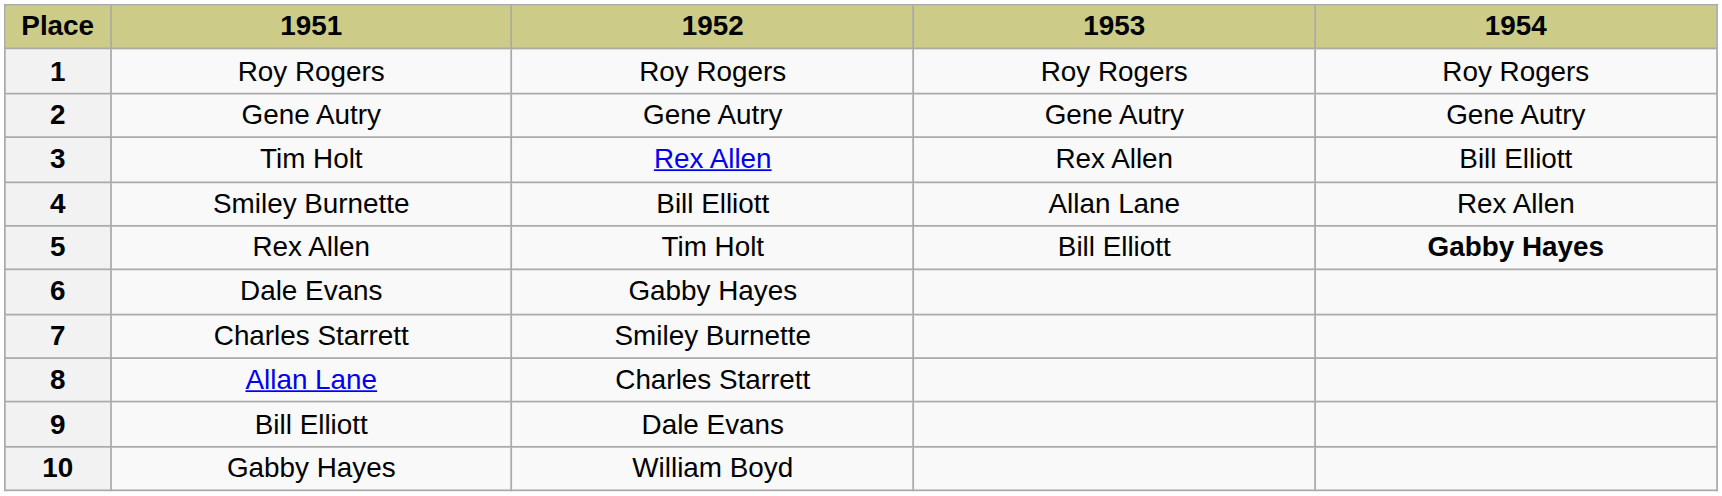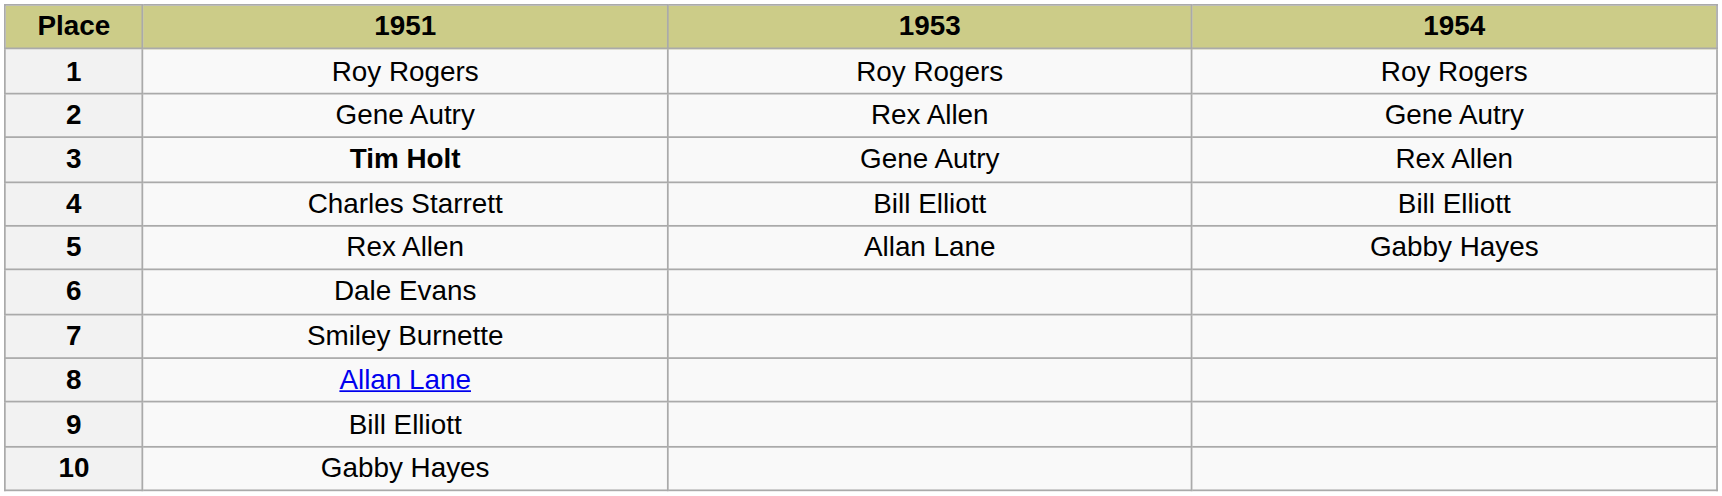- column: (713, 26)
(1114, 114) Gene Autry -> (930, 114) Rex Allen
(311, 159) normal -> (405, 159) bold
(1114, 159) Rex Allen -> (930, 159) Gene Autry
(1516, 159) Bill Elliott -> (1454, 159) Rex Allen
(311, 203) Smiley Burnette -> (405, 203) Charles Starrett
(1114, 203) Allan Lane -> (930, 203) Bill Elliott
(1516, 203) Rex Allen -> (1454, 203) Bill Elliott
(1114, 247) Bill Elliott -> (930, 247) Allan Lane
(1516, 247) bold -> (1454, 247) normal
(311, 335) Charles Starrett -> (405, 335) Smiley Burnette
